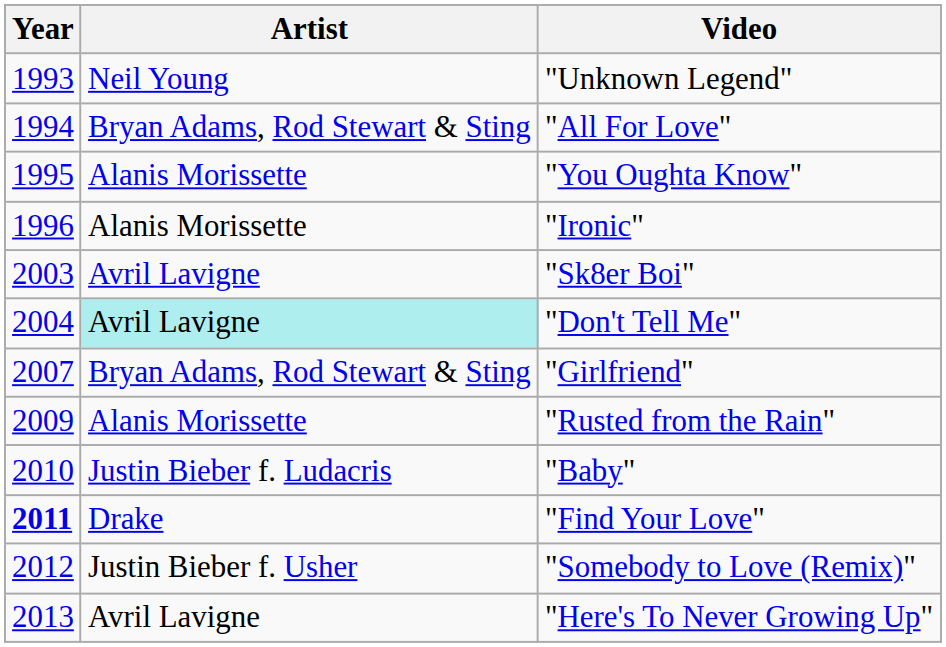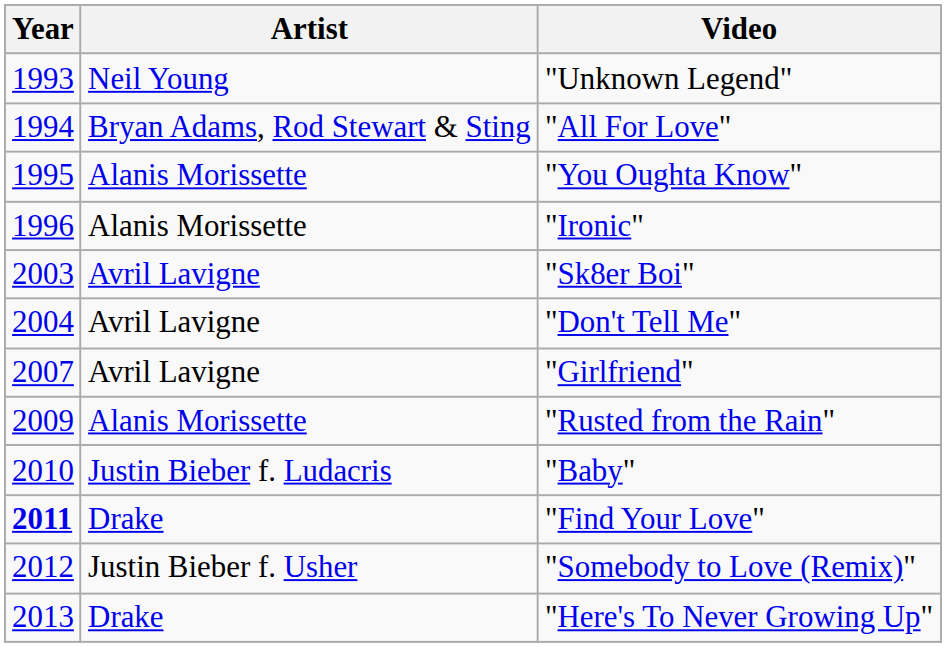(174, 322) paleturquoise background -> (174, 322) no background
(309, 371) Bryan Adams, Rod Stewart & Sting -> (174, 371) Avril Lavigne
(174, 616) Avril Lavigne -> (126, 616) Drake
